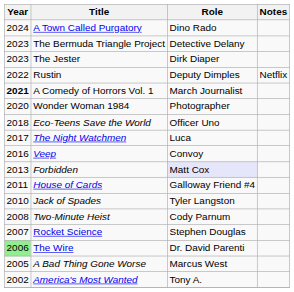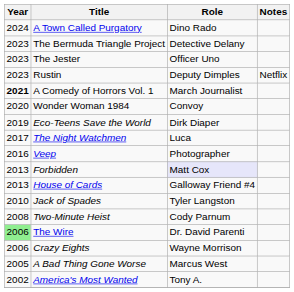(194, 59) Dirk Diaper -> (195, 59) Officer Uno
(18, 75) 2022 -> (18, 75) 2023
(200, 106) Photographer -> (186, 106) Convoy
(18, 122) 2018 -> (18, 122) 2019
(195, 122) Officer Uno -> (194, 122) Dirk Diaper
(186, 153) Convoy -> (200, 153) Photographer
(17, 185) 2011 -> (18, 185) 2013
- row: (68, 232)
+ row: (61, 248)
